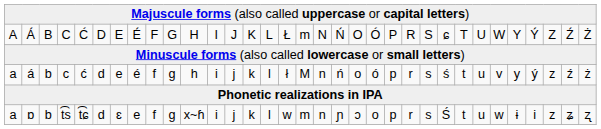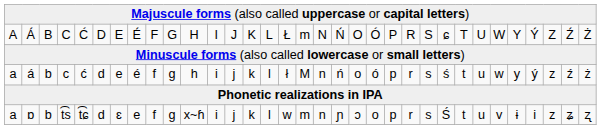(499, 74) v -> (499, 74) w
(499, 114) w -> (499, 114) v
